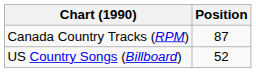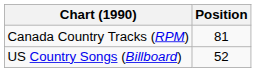(221, 36) 87 -> (221, 36) 81
